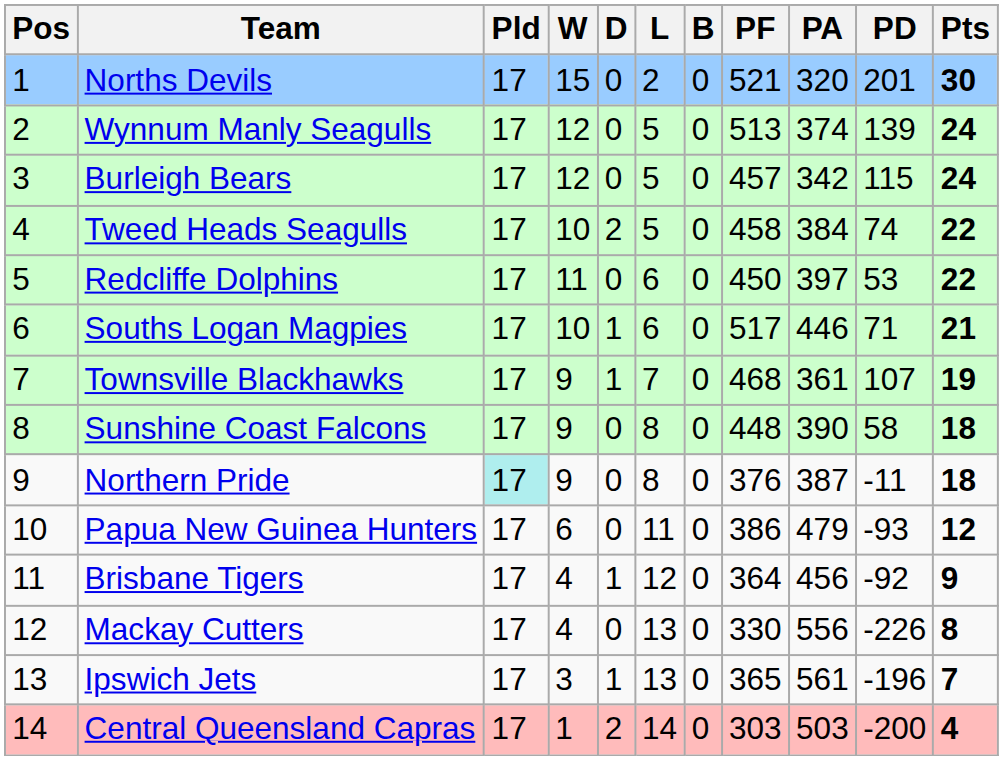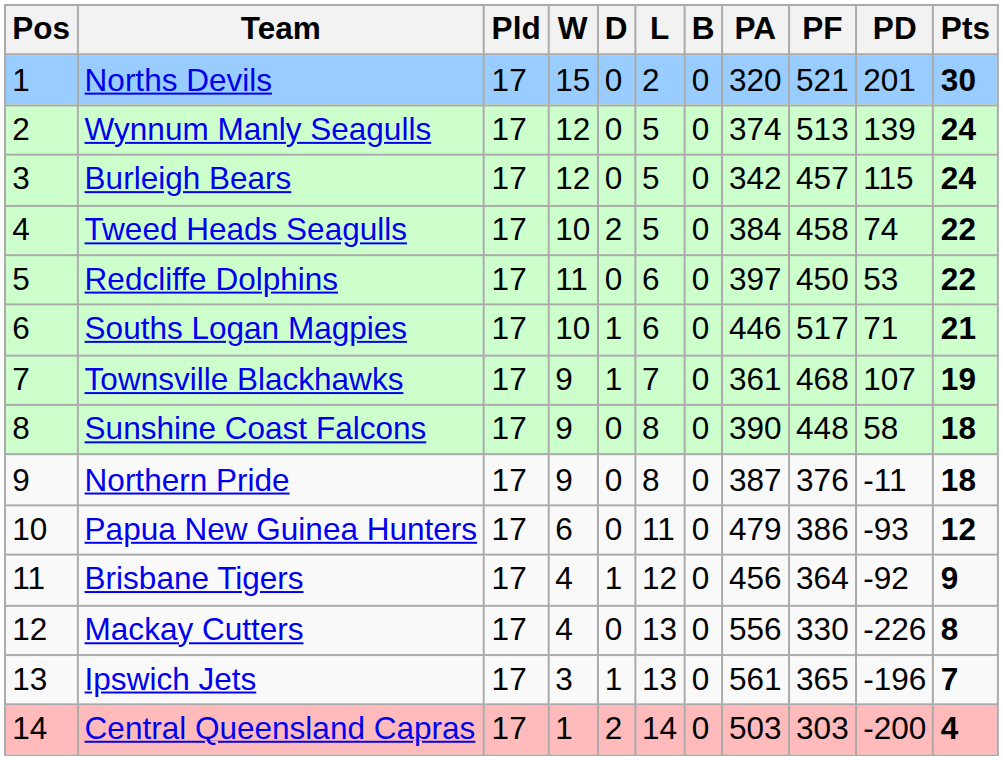columns swapped: (755, 29) <-> (822, 29)
(509, 479) paleturquoise background -> (509, 479) no background
